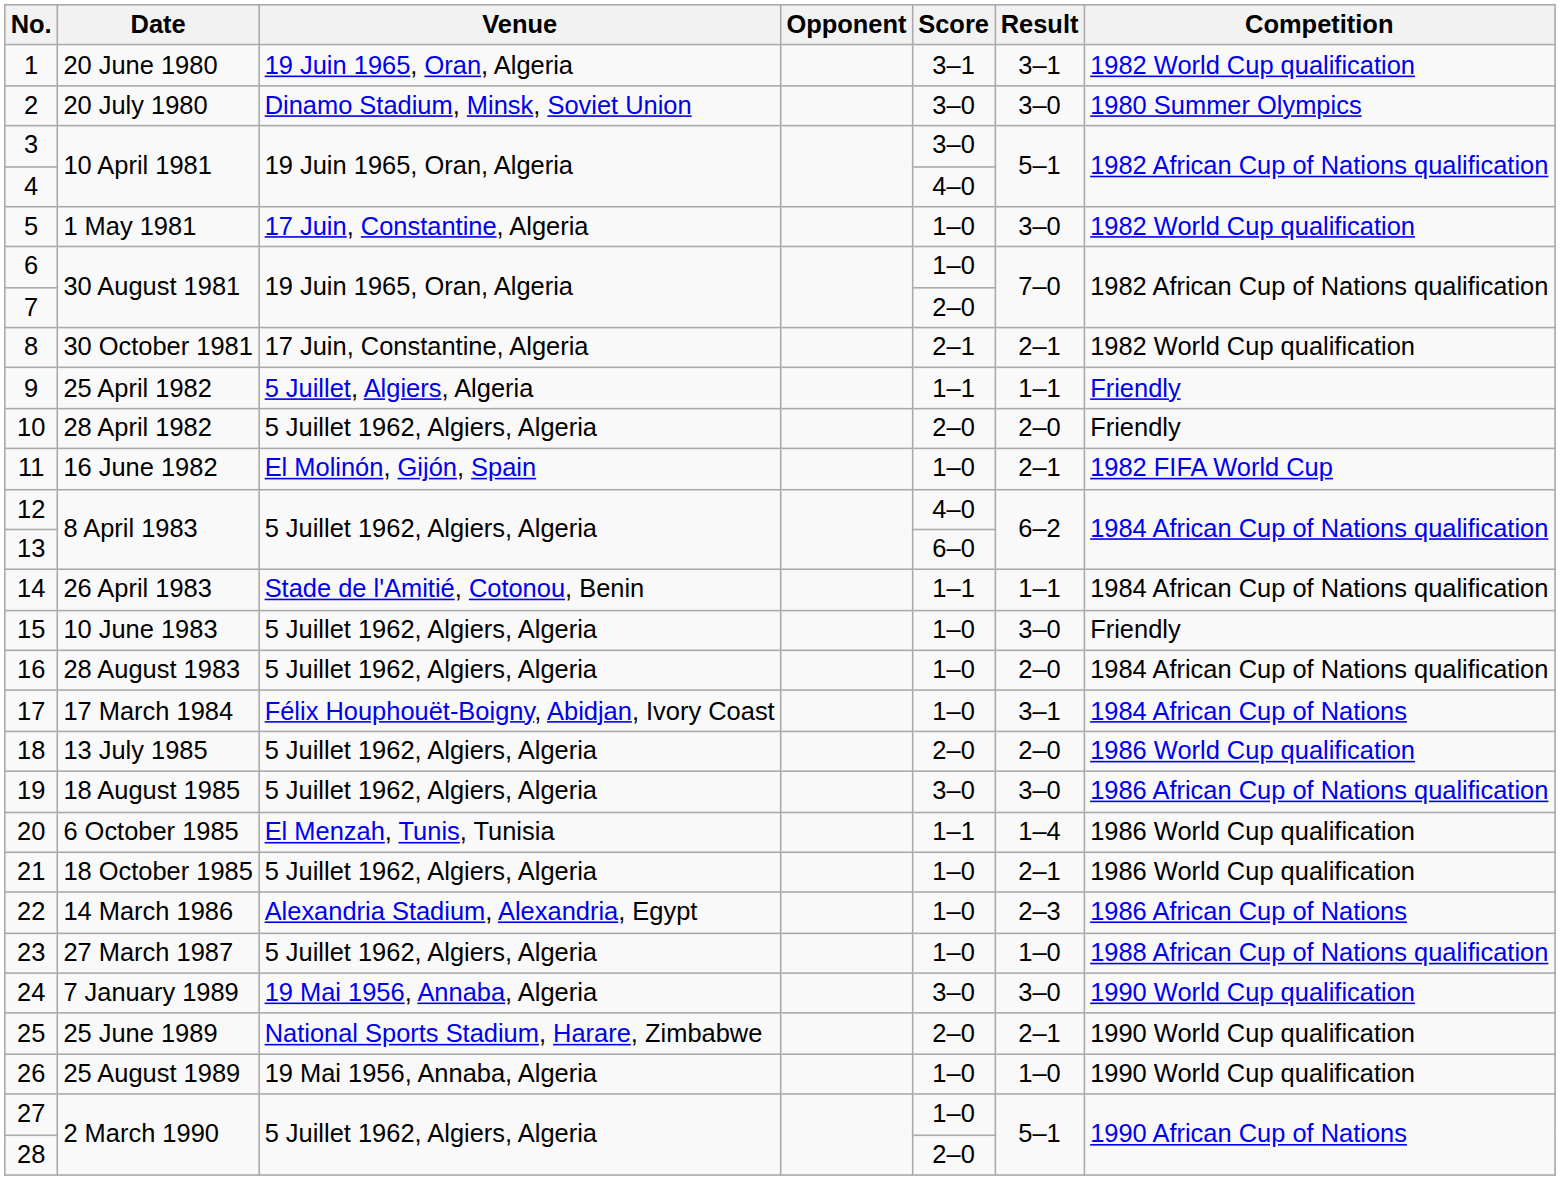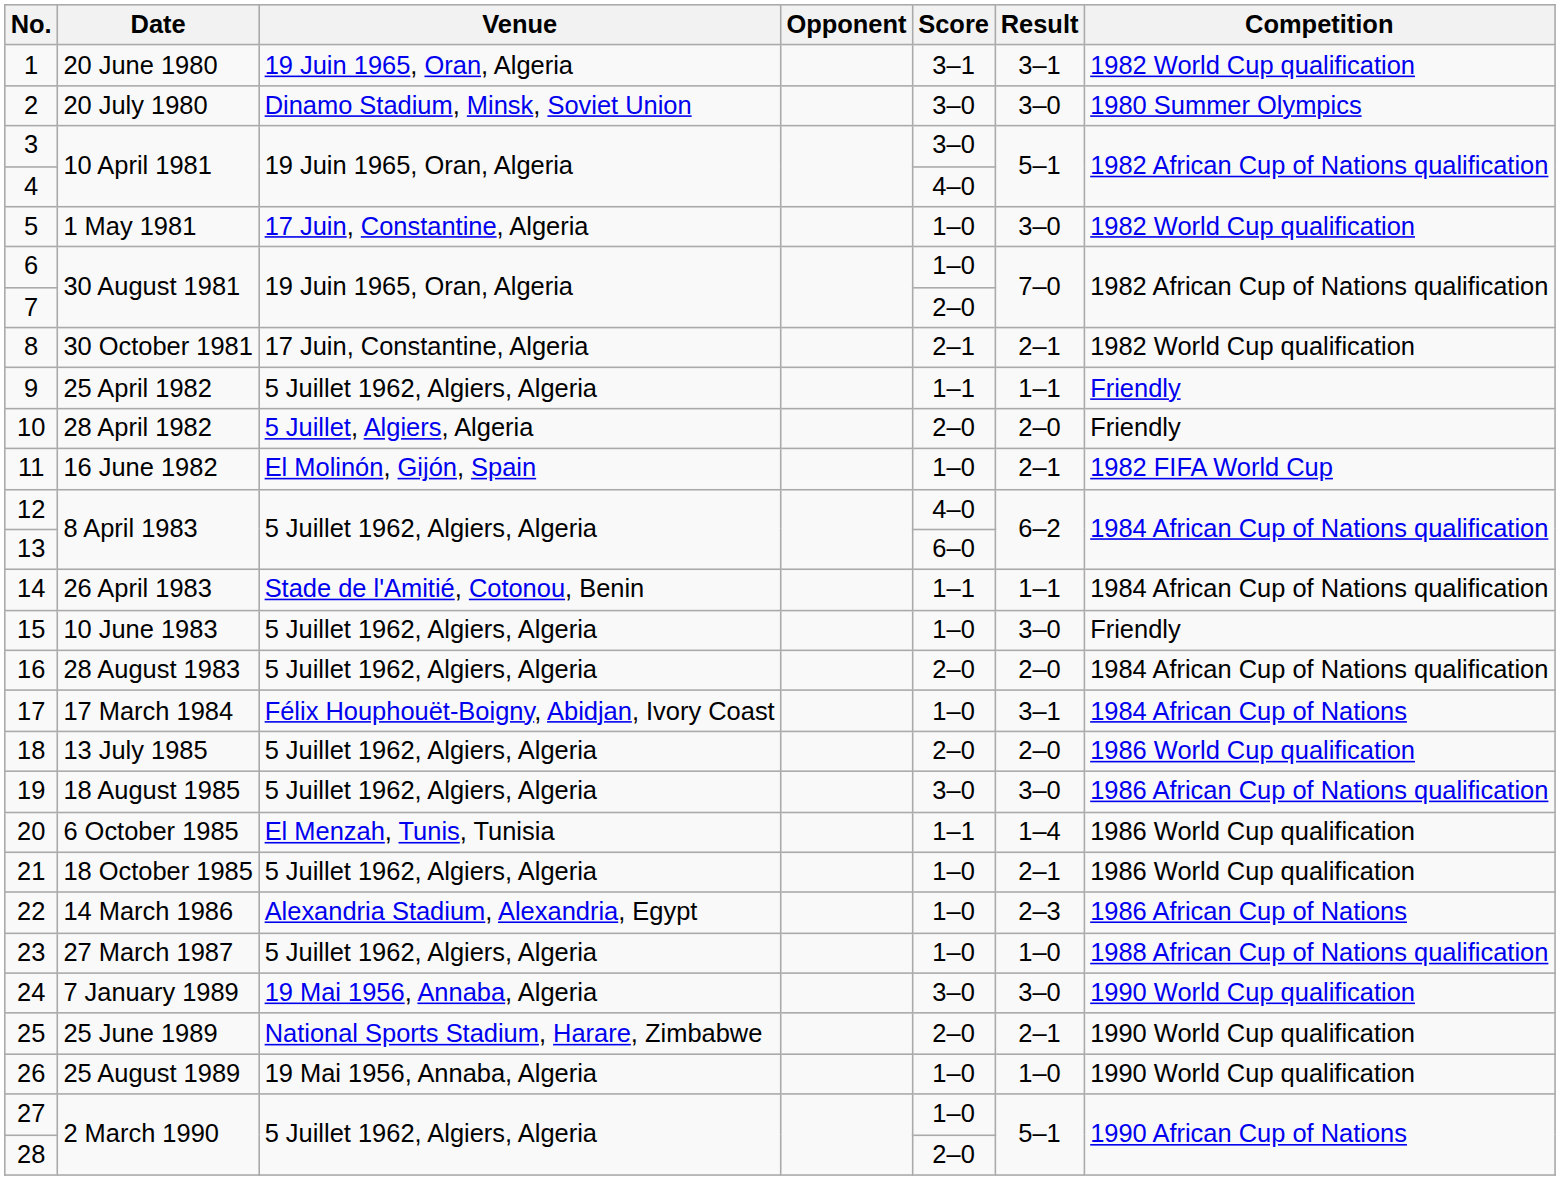(399, 387) 5 Juillet, Algiers, Algeria -> (431, 387) 5 Juillet 1962, Algiers, Algeria
(431, 428) 5 Juillet 1962, Algiers, Algeria -> (399, 428) 5 Juillet, Algiers, Algeria
(954, 670) 1–0 -> (954, 670) 2–0
